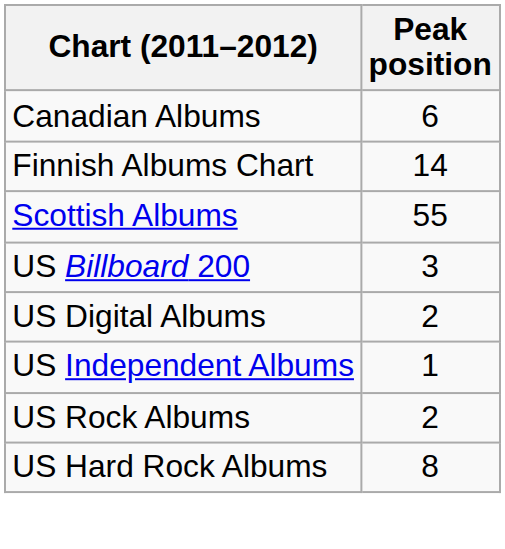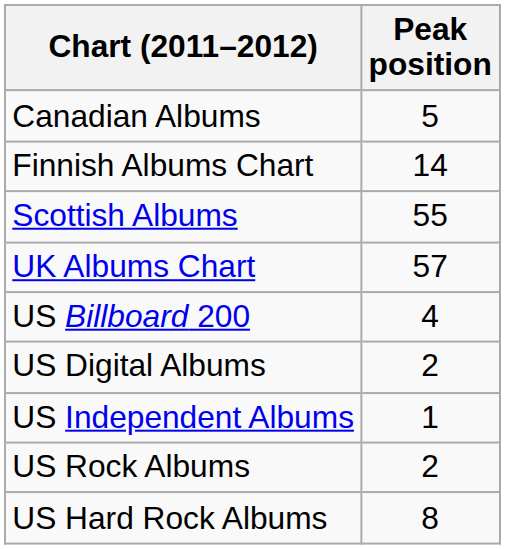(430, 115) 6 -> (430, 115) 5
+ row: (134, 266)
(430, 266) 3 -> (430, 316) 4
